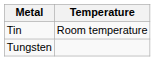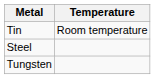+ row: (19, 47)
